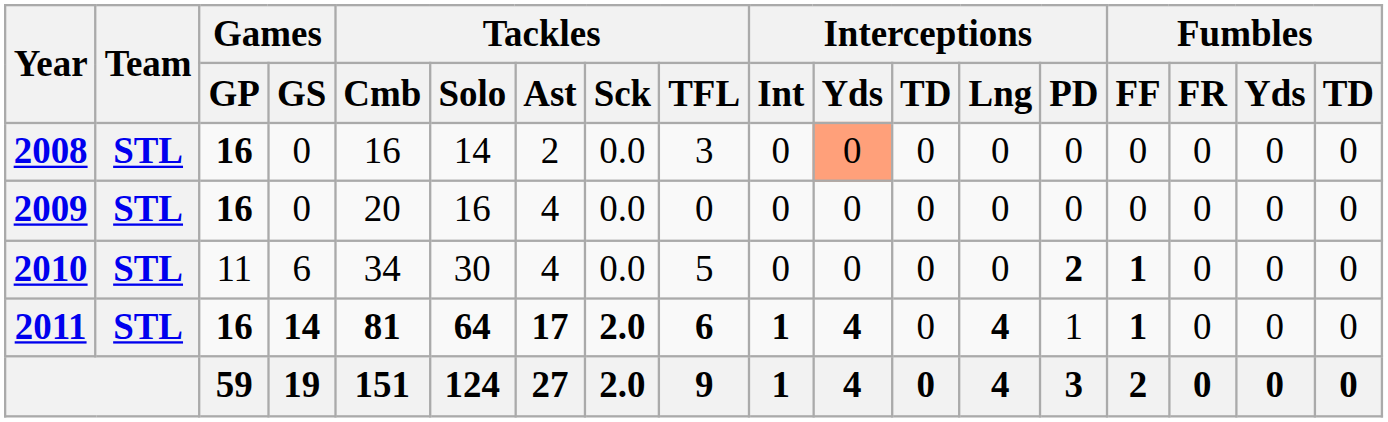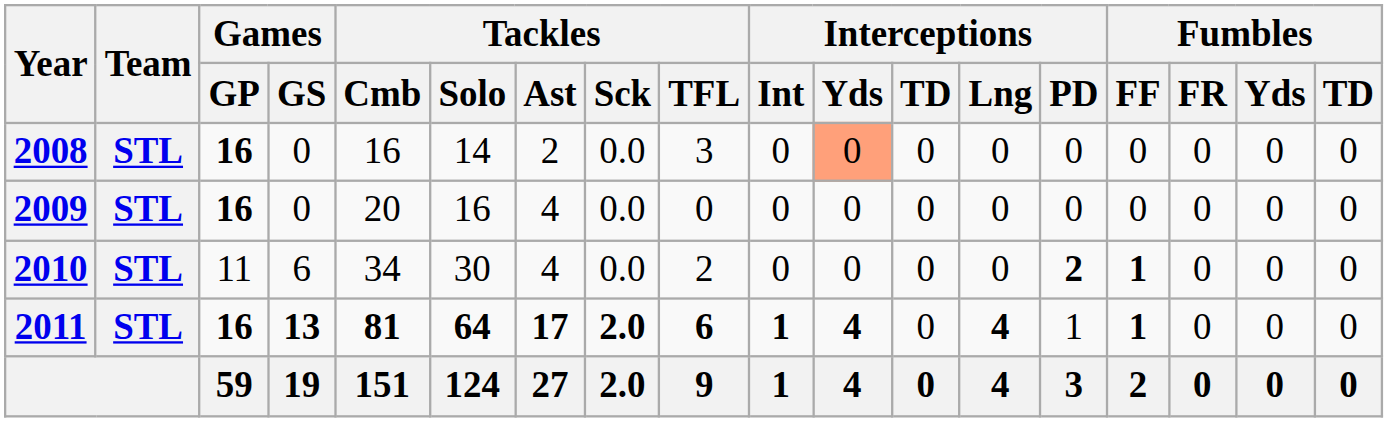(704, 268) 5 -> (704, 268) 2
(302, 326) 14 -> (302, 326) 13
